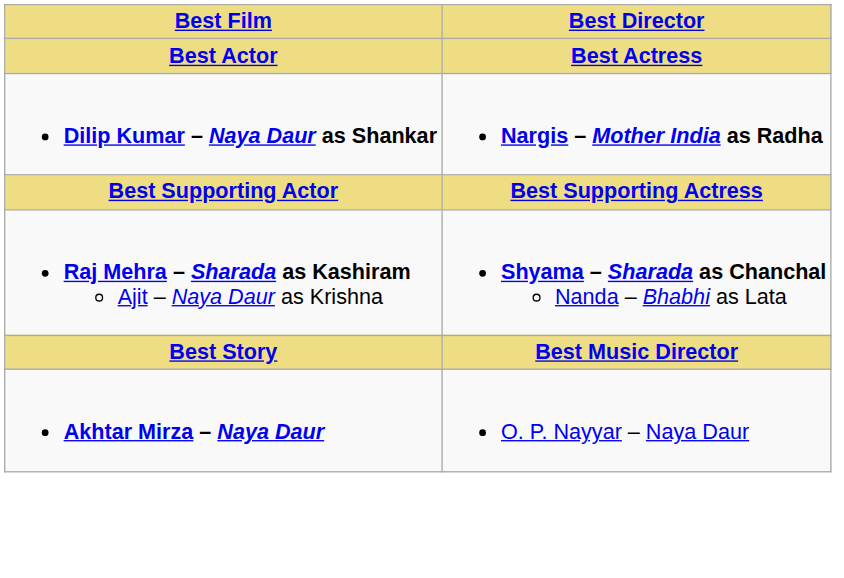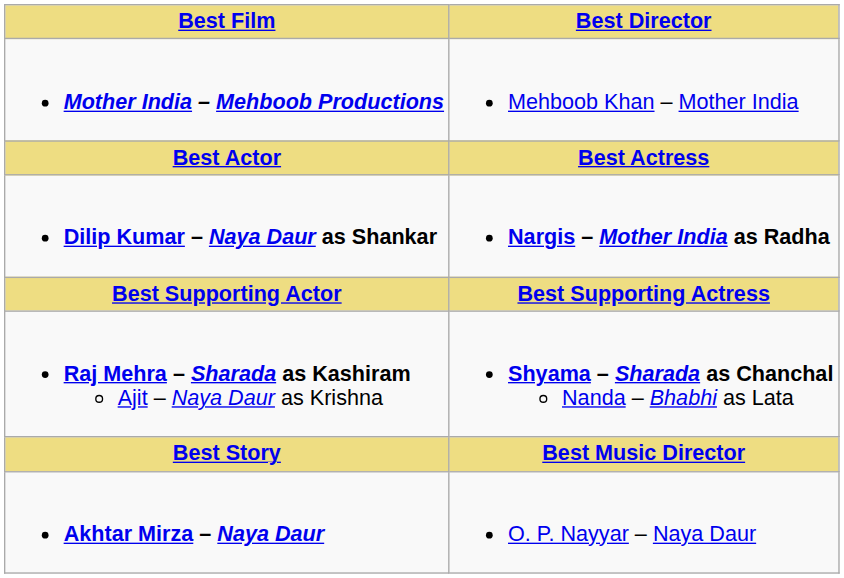+ row: (227, 102)
